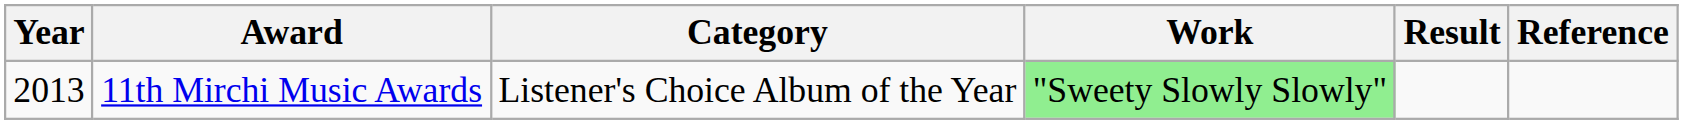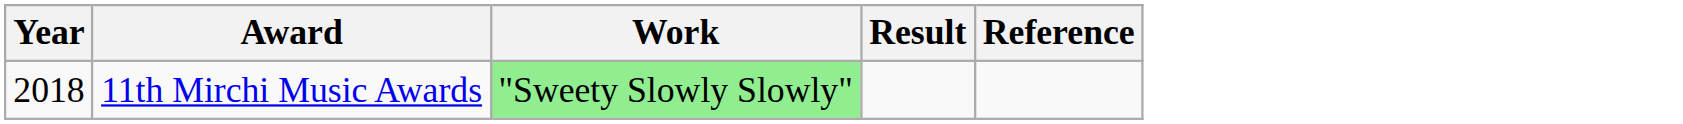- column: (757, 32)
(49, 89) 2013 -> (49, 89) 2018
